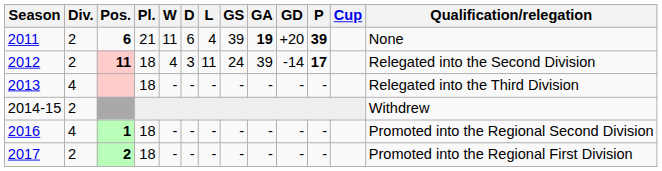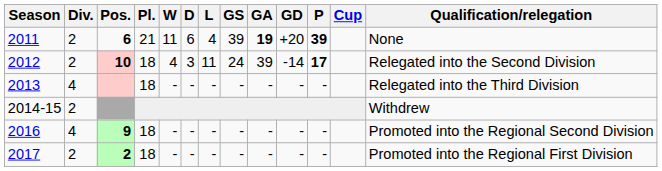(123, 62) 11 -> (123, 62) 10
(127, 131) 1 -> (127, 131) 9
